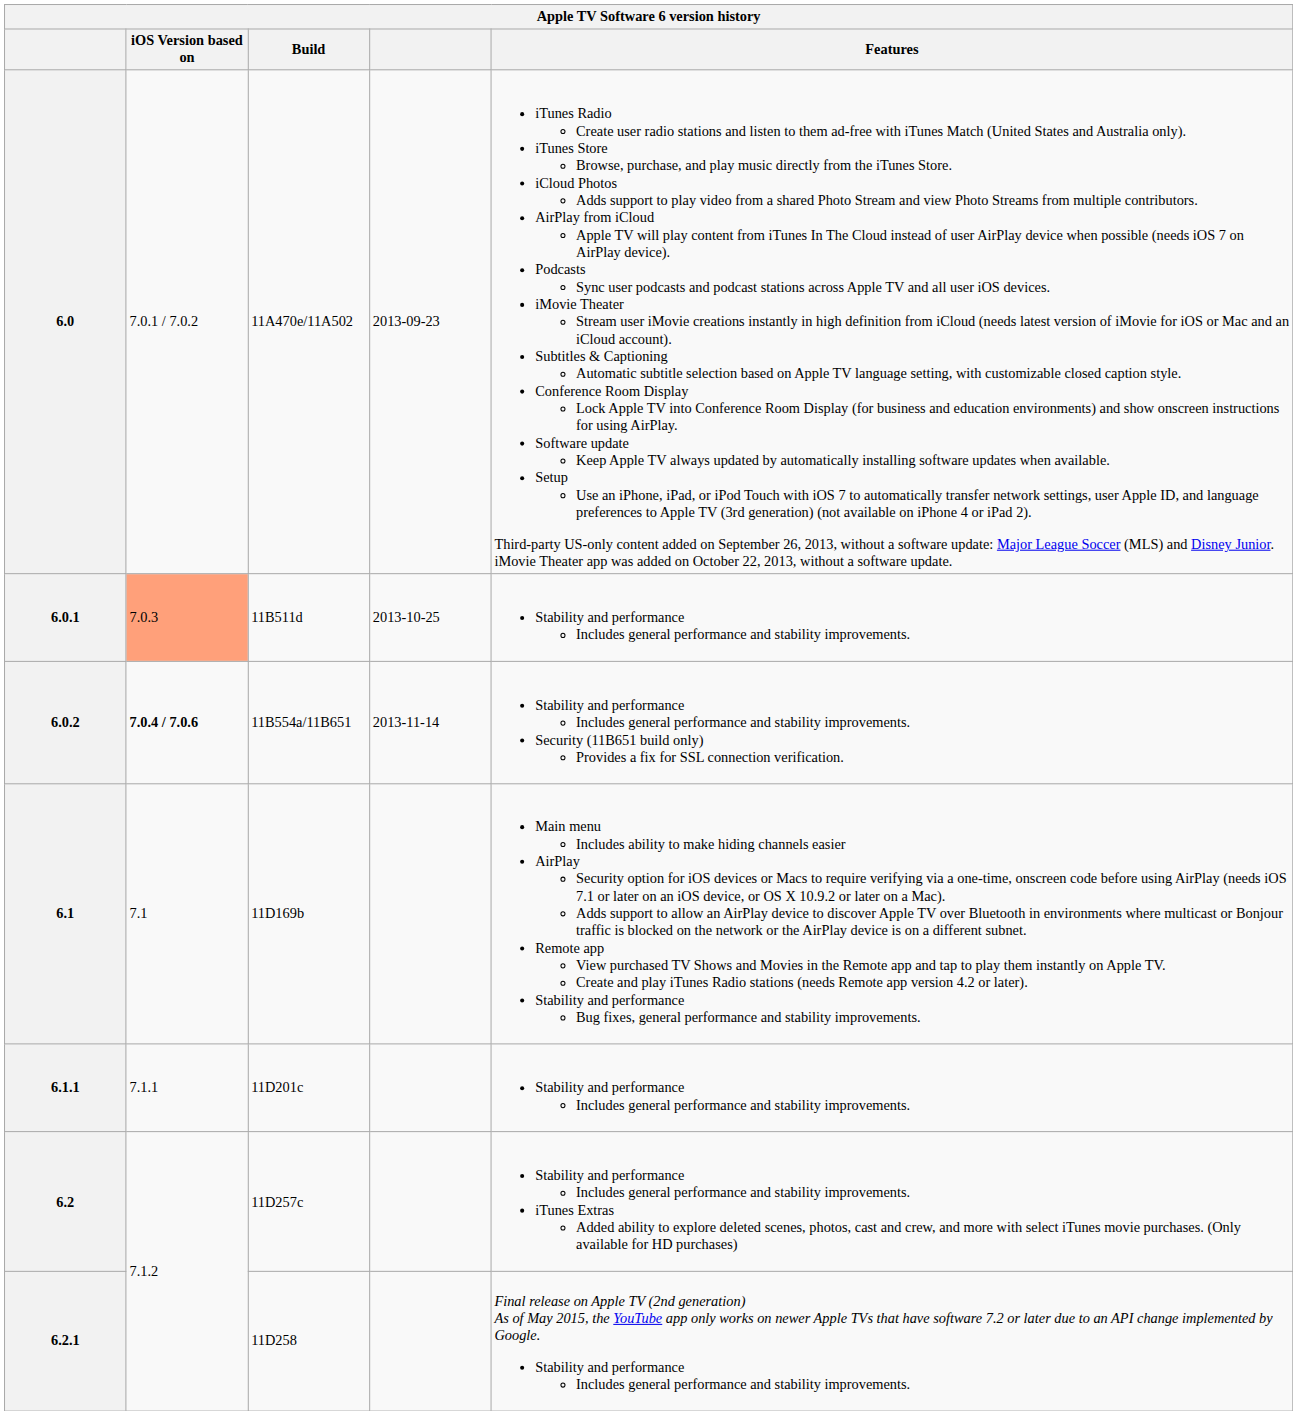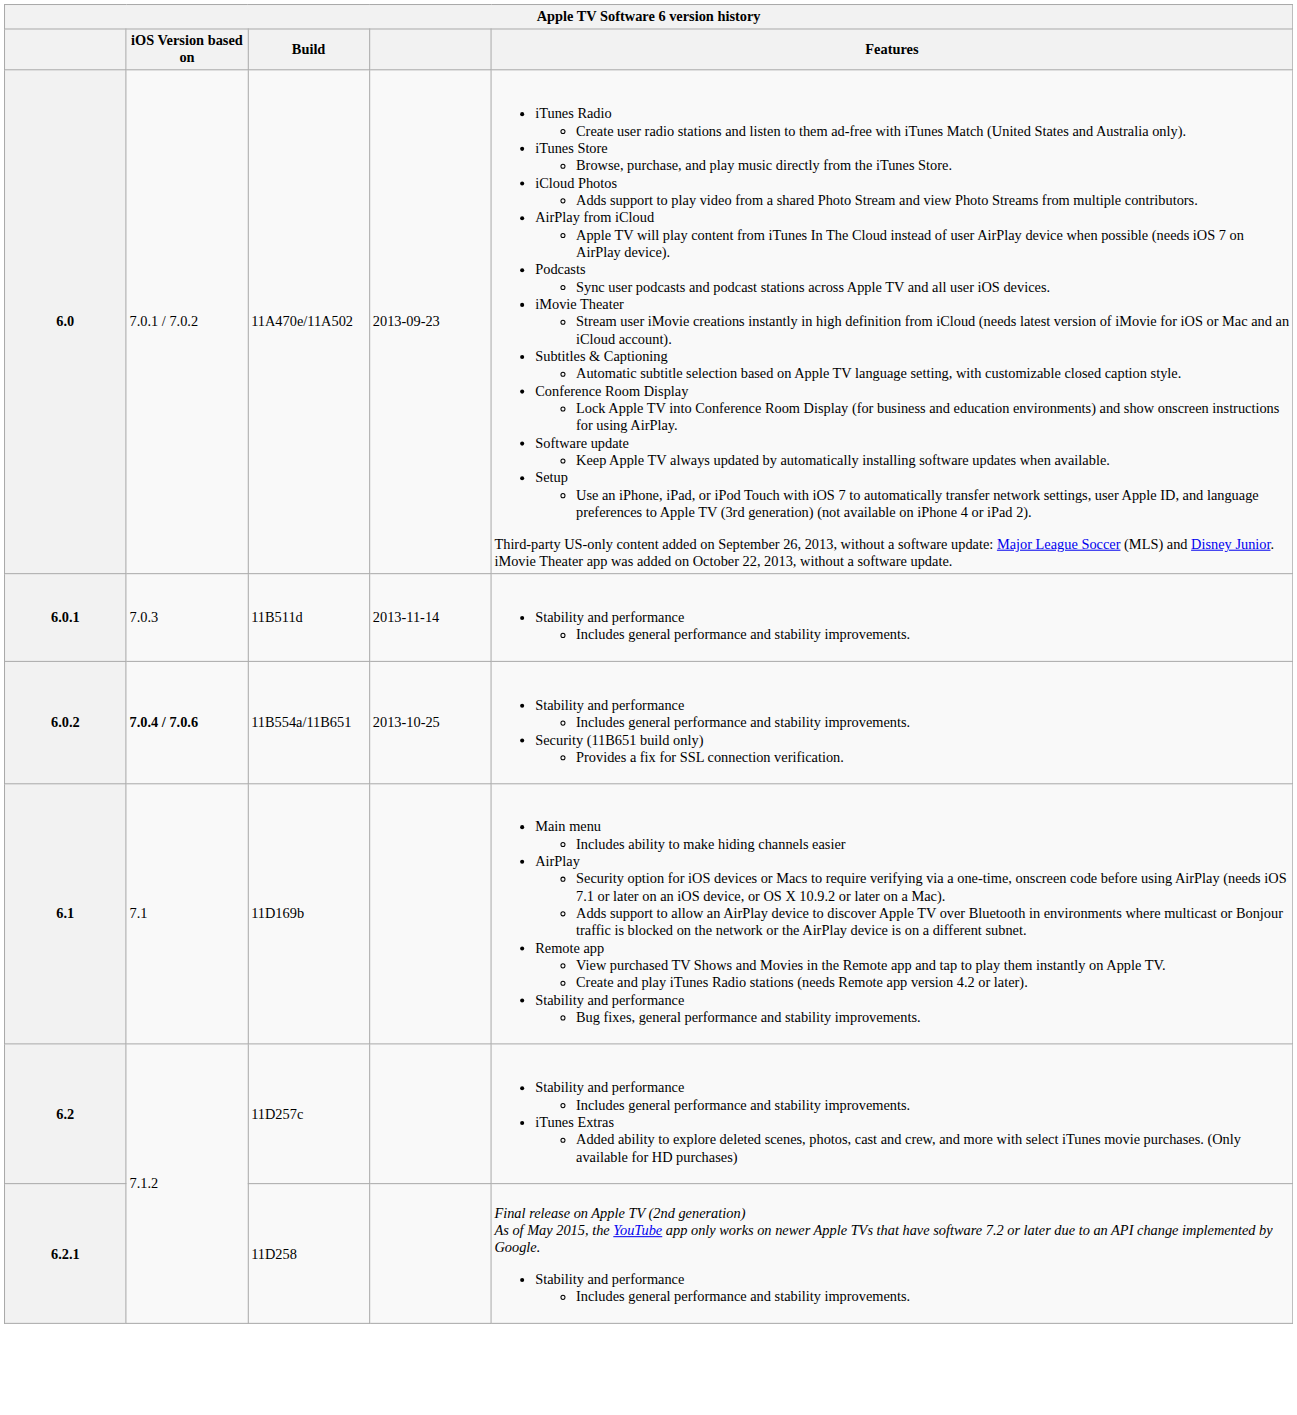(144, 617) lightsalmon background -> (144, 617) no background
(406, 617) 2013-10-25 -> (406, 617) 2013-11-14
(406, 722) 2013-11-14 -> (406, 722) 2013-10-25
- row: (65, 1088)
